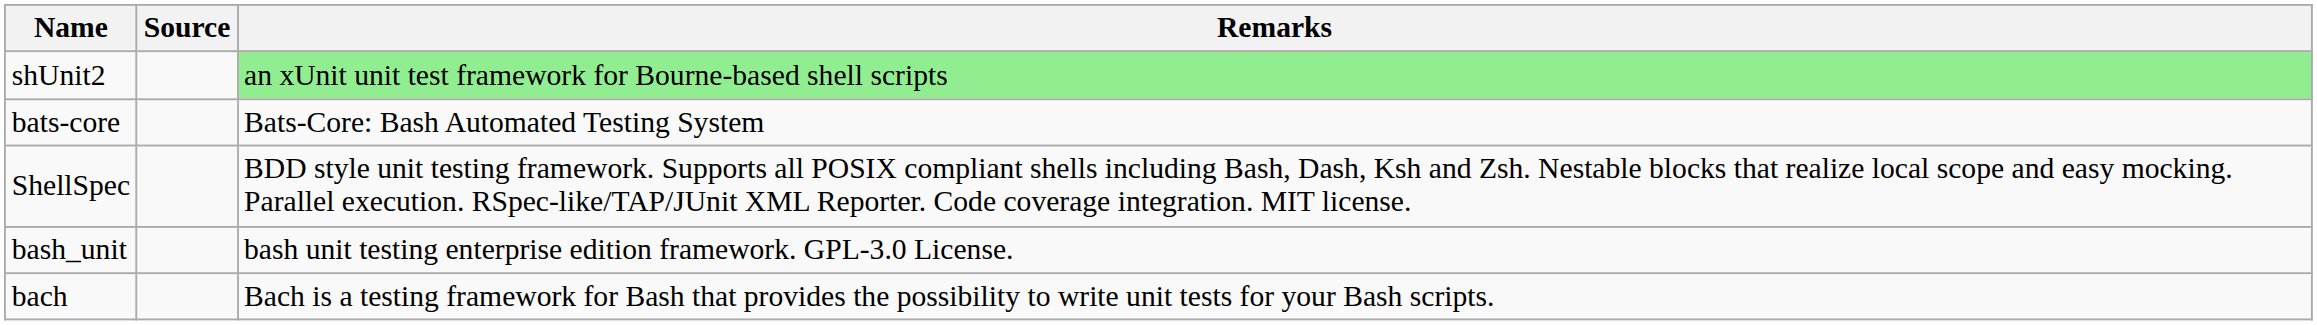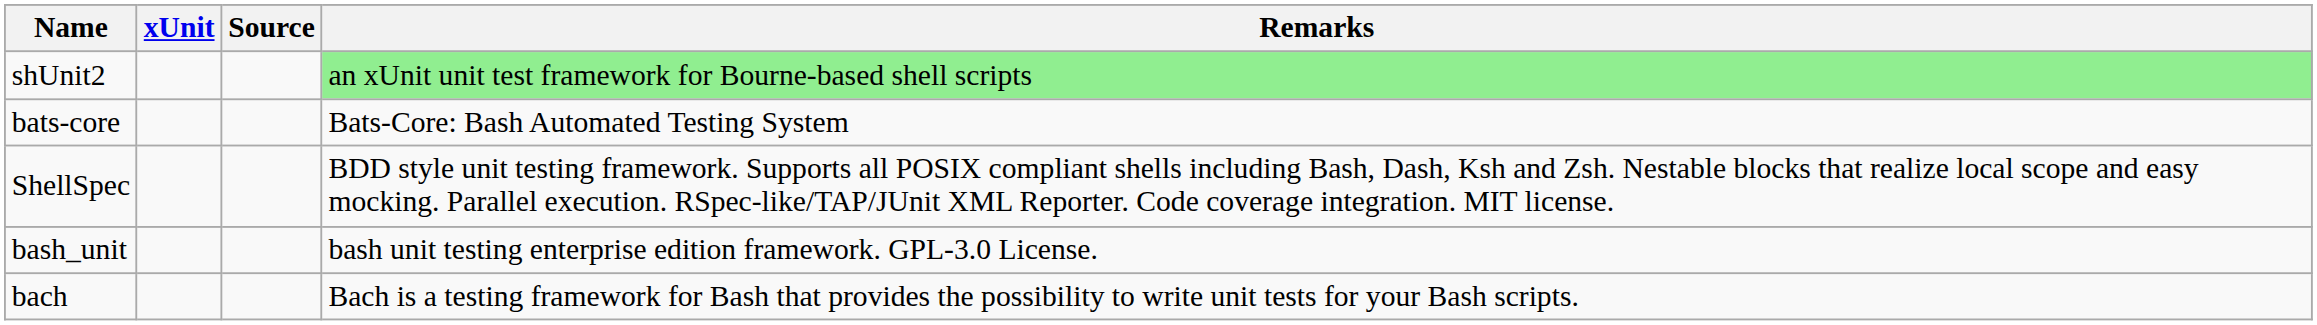+ column: (179, 27)
